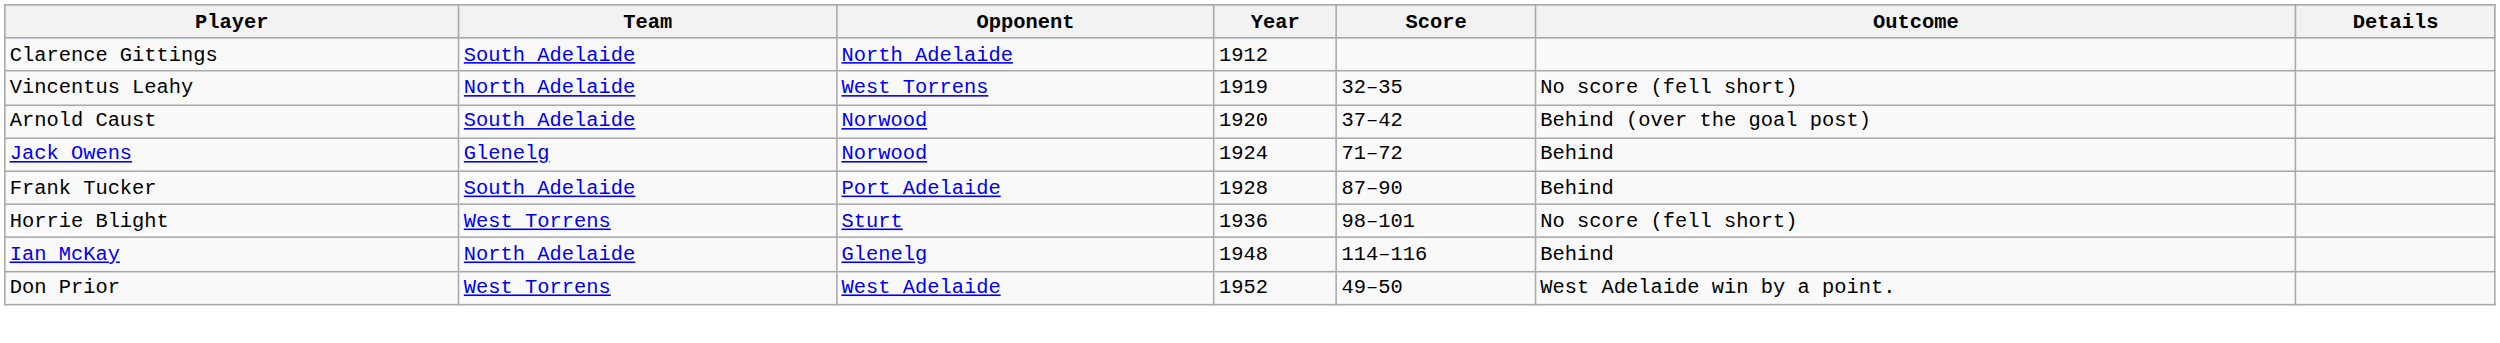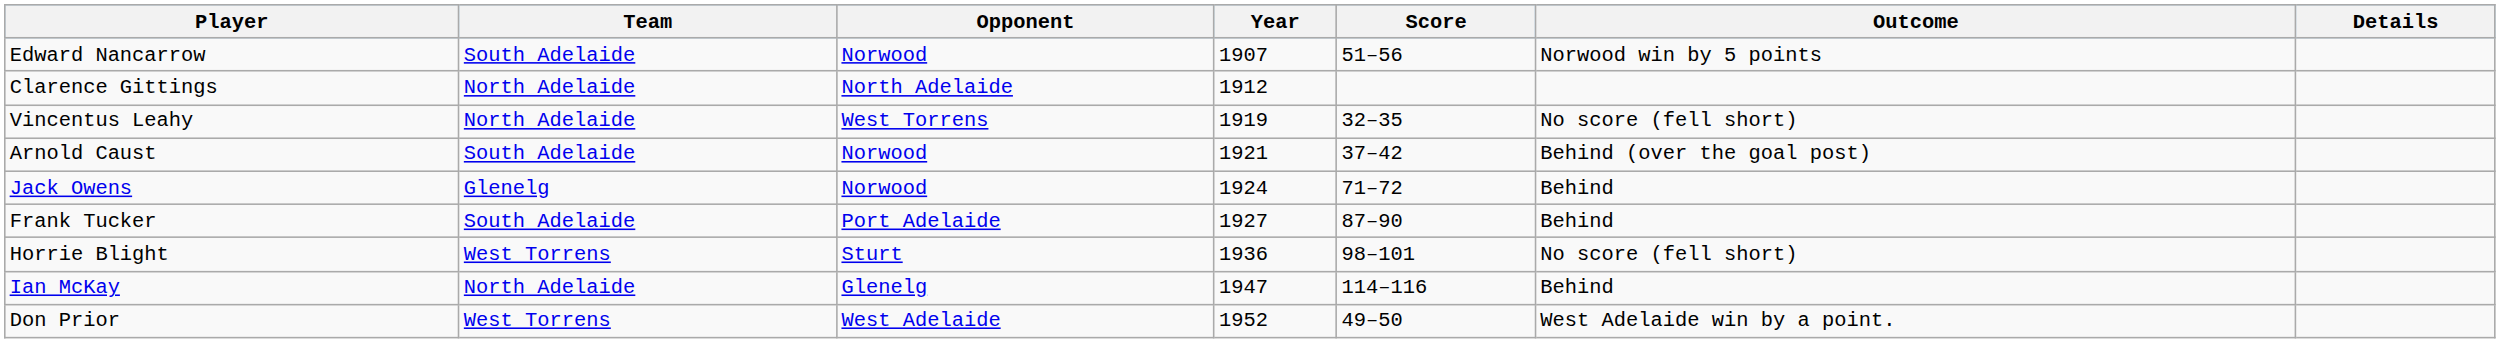+ row: (108, 55)
(550, 55) South Adelaide -> (550, 88) North Adelaide
(1244, 121) 1920 -> (1244, 154) 1921
(1244, 188) 1928 -> (1244, 221) 1927
(1244, 254) 1948 -> (1244, 288) 1947
